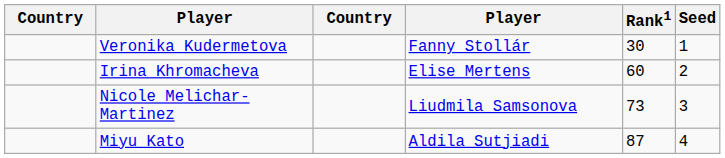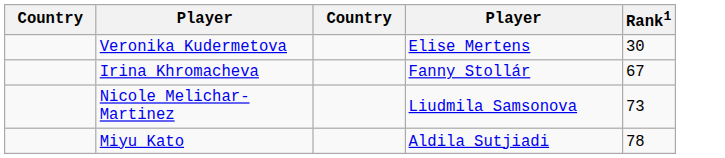- column: (697, 19)
(469, 47) Fanny Stollár -> (469, 47) Elise Mertens
(469, 72) Elise Mertens -> (469, 72) Fanny Stollár
(635, 72) 60 -> (635, 72) 67
(635, 141) 87 -> (635, 141) 78
